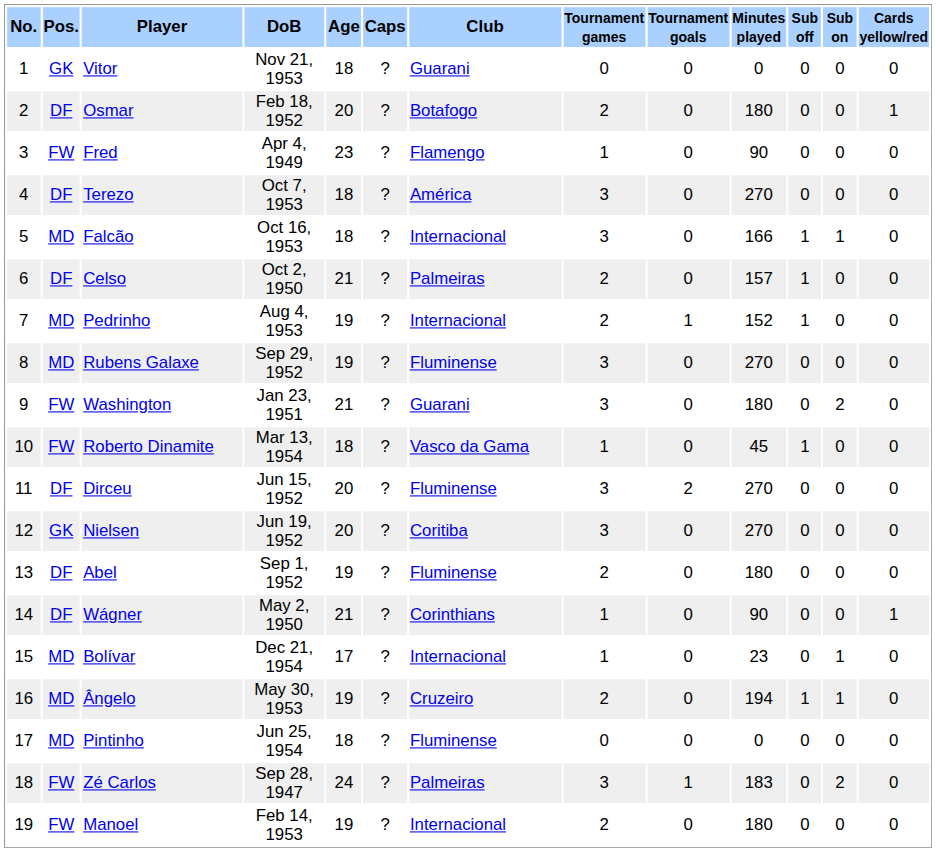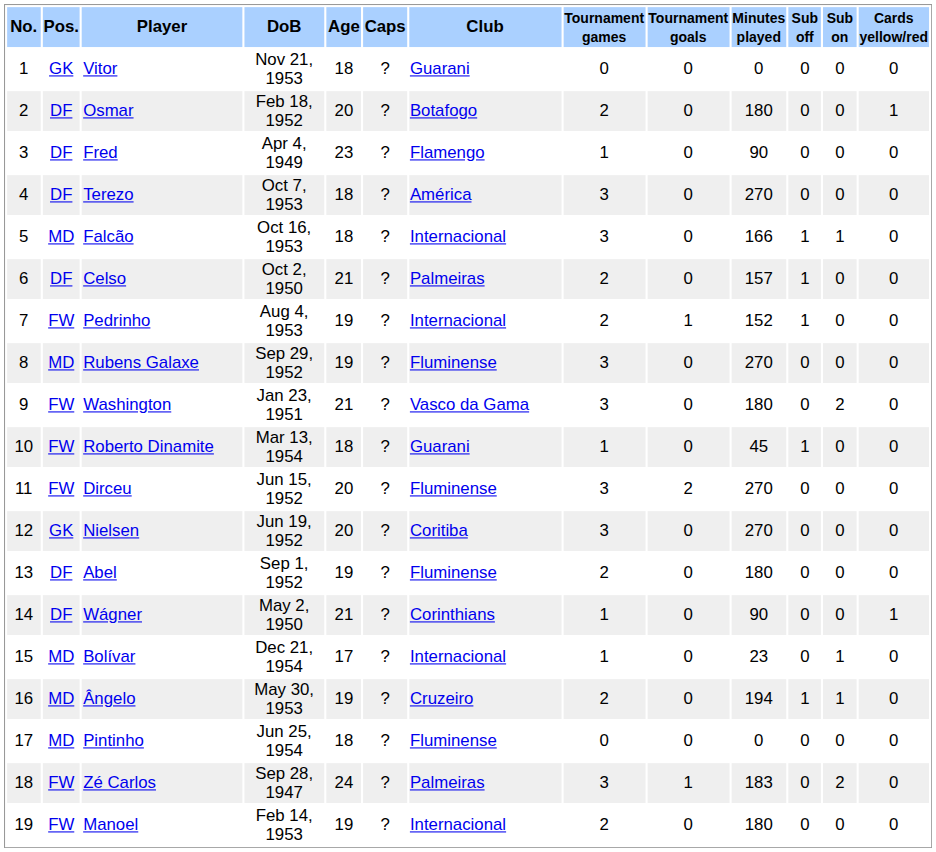(61, 153) FW -> (61, 153) DF
(61, 321) MD -> (61, 321) FW
(440, 405) Guarani -> (470, 405) Vasco da Gama
(470, 447) Vasco da Gama -> (440, 447) Guarani
(61, 489) DF -> (61, 489) FW
